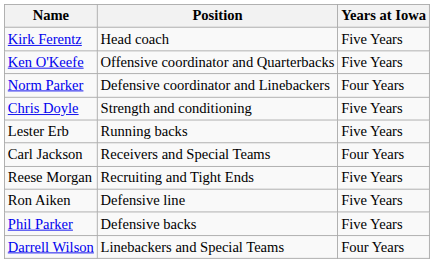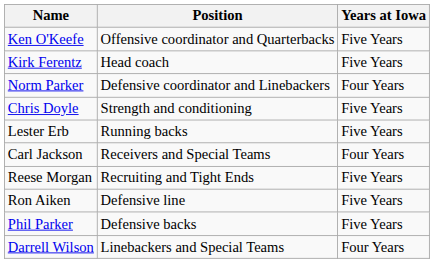rows swapped: (45, 39) <-> (46, 62)
